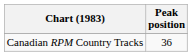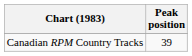(167, 42) 36 -> (167, 42) 39
